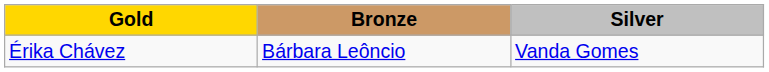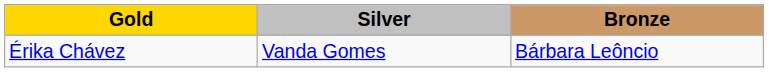columns swapped: (637, 19) <-> (384, 19)
